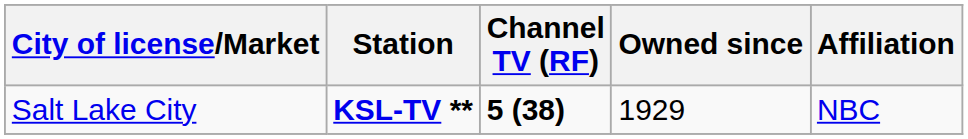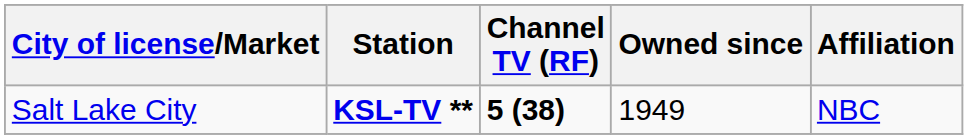(652, 109) 1929 -> (652, 109) 1949
